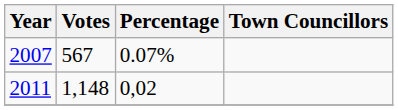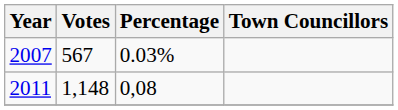(147, 54) 0.07% -> (147, 54) 0.03%
(138, 88) 0,02 -> (138, 88) 0,08
